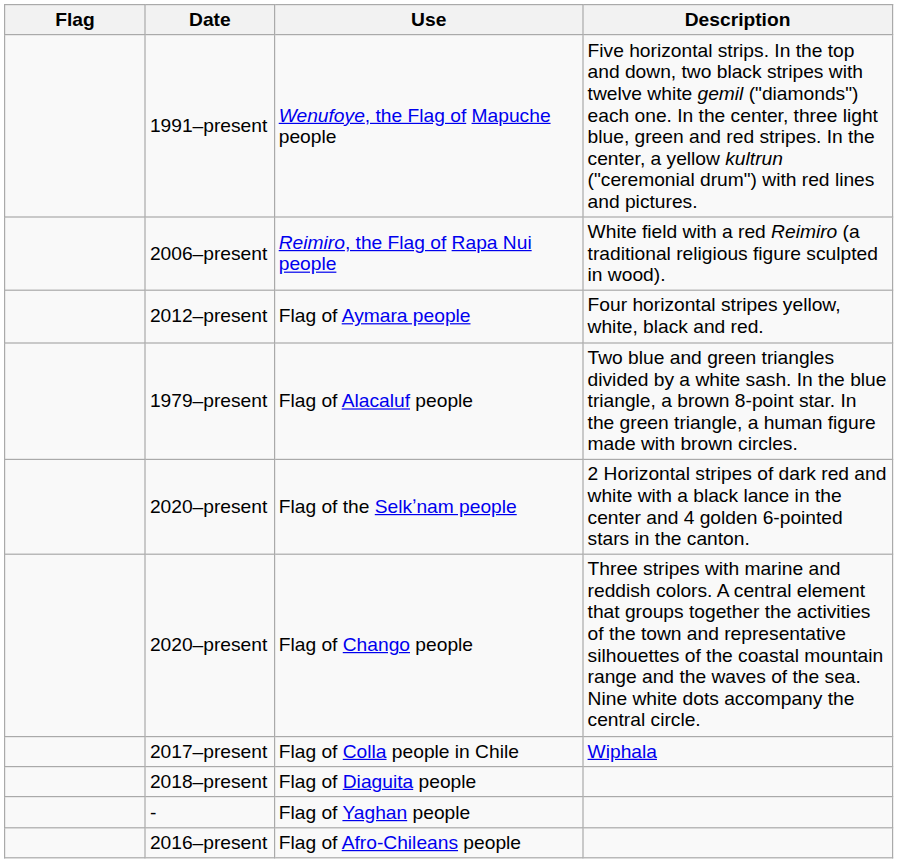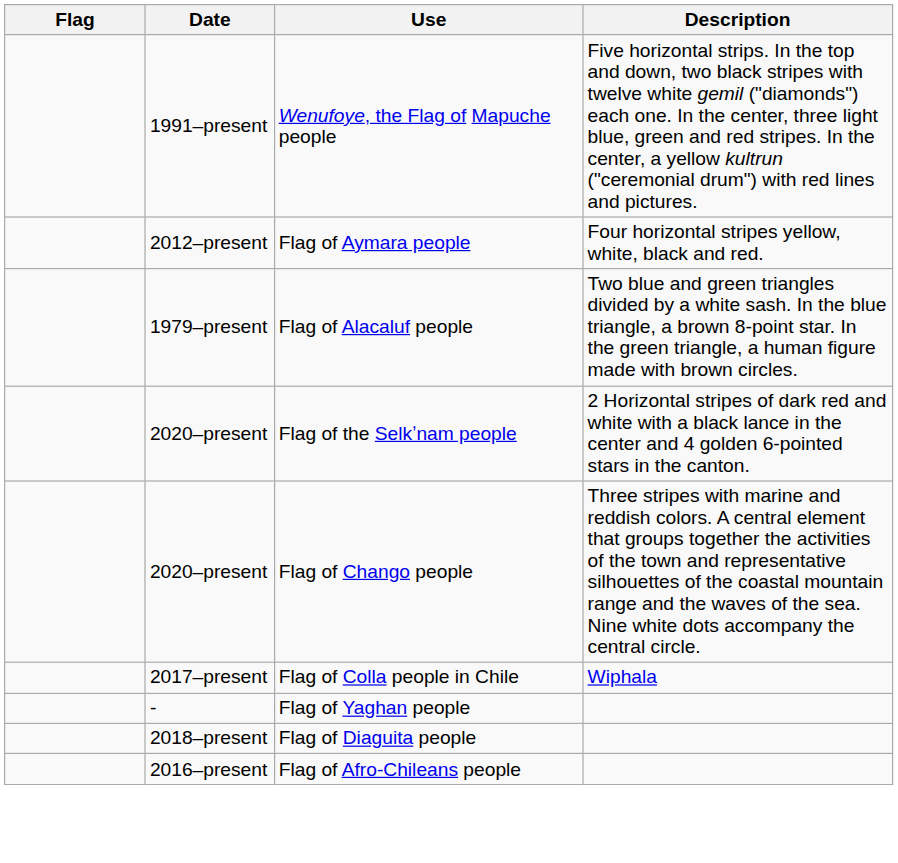- row: (405, 253)
rows swapped: (377, 781) <-> (374, 812)
